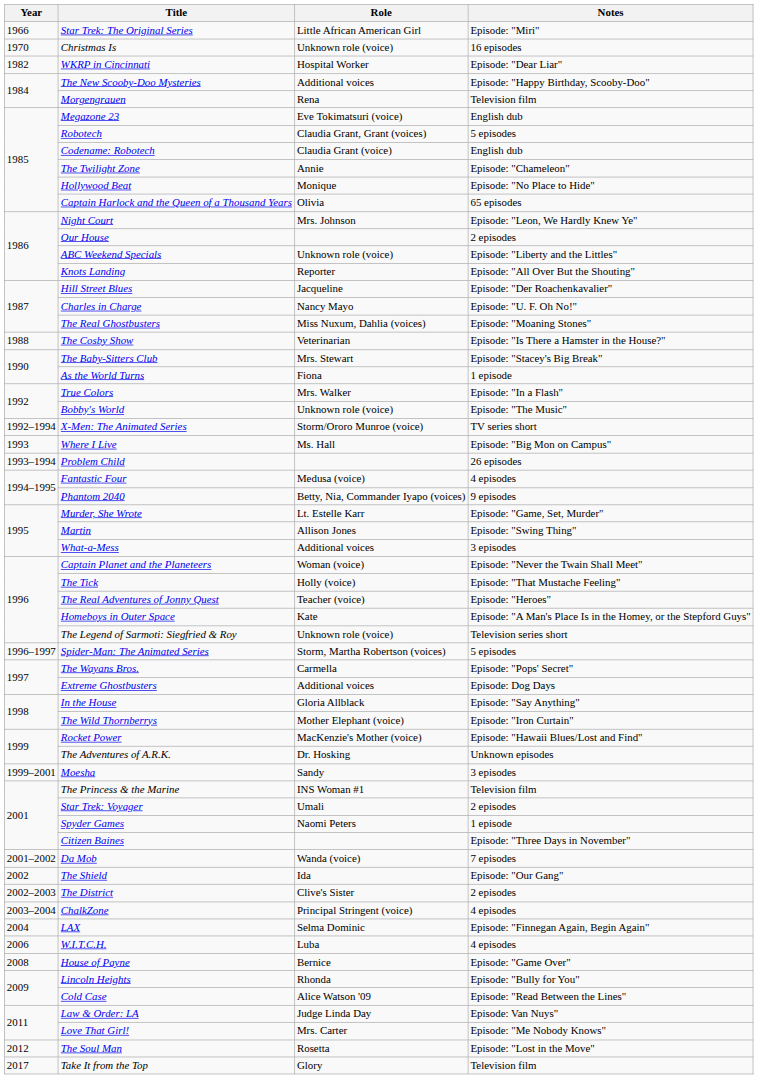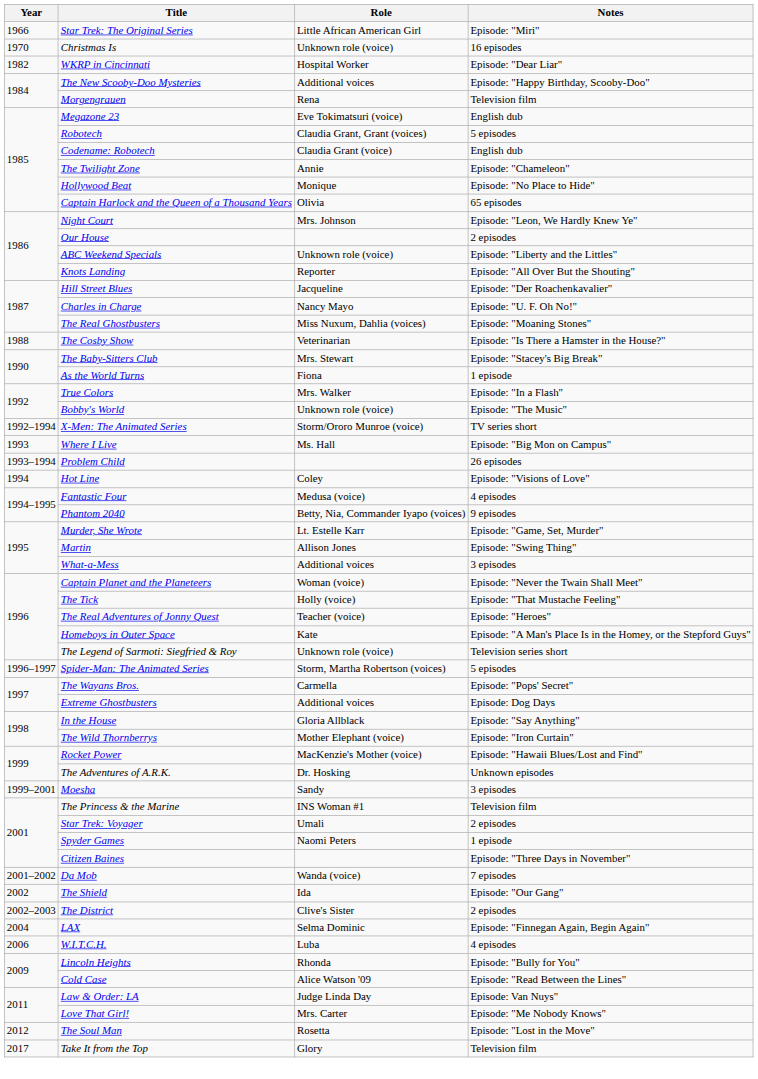+ row: (80, 479)
- row: (85, 910)
- row: (95, 962)
